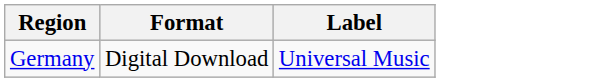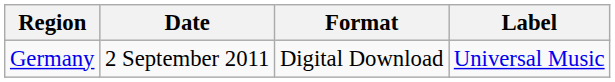+ column: (187, 22)
